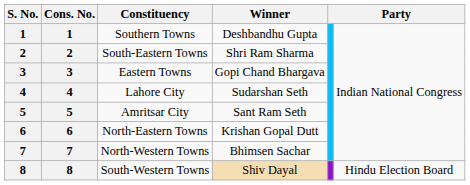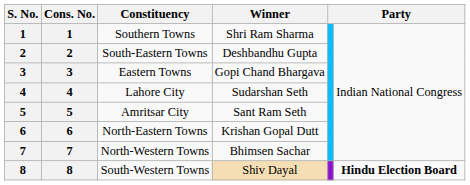(270, 33) Deshbandhu Gupta -> (270, 33) Shri Ram Sharma
(270, 53) Shri Ram Sharma -> (270, 53) Deshbandhu Gupta
(399, 170) normal -> (399, 170) bold
